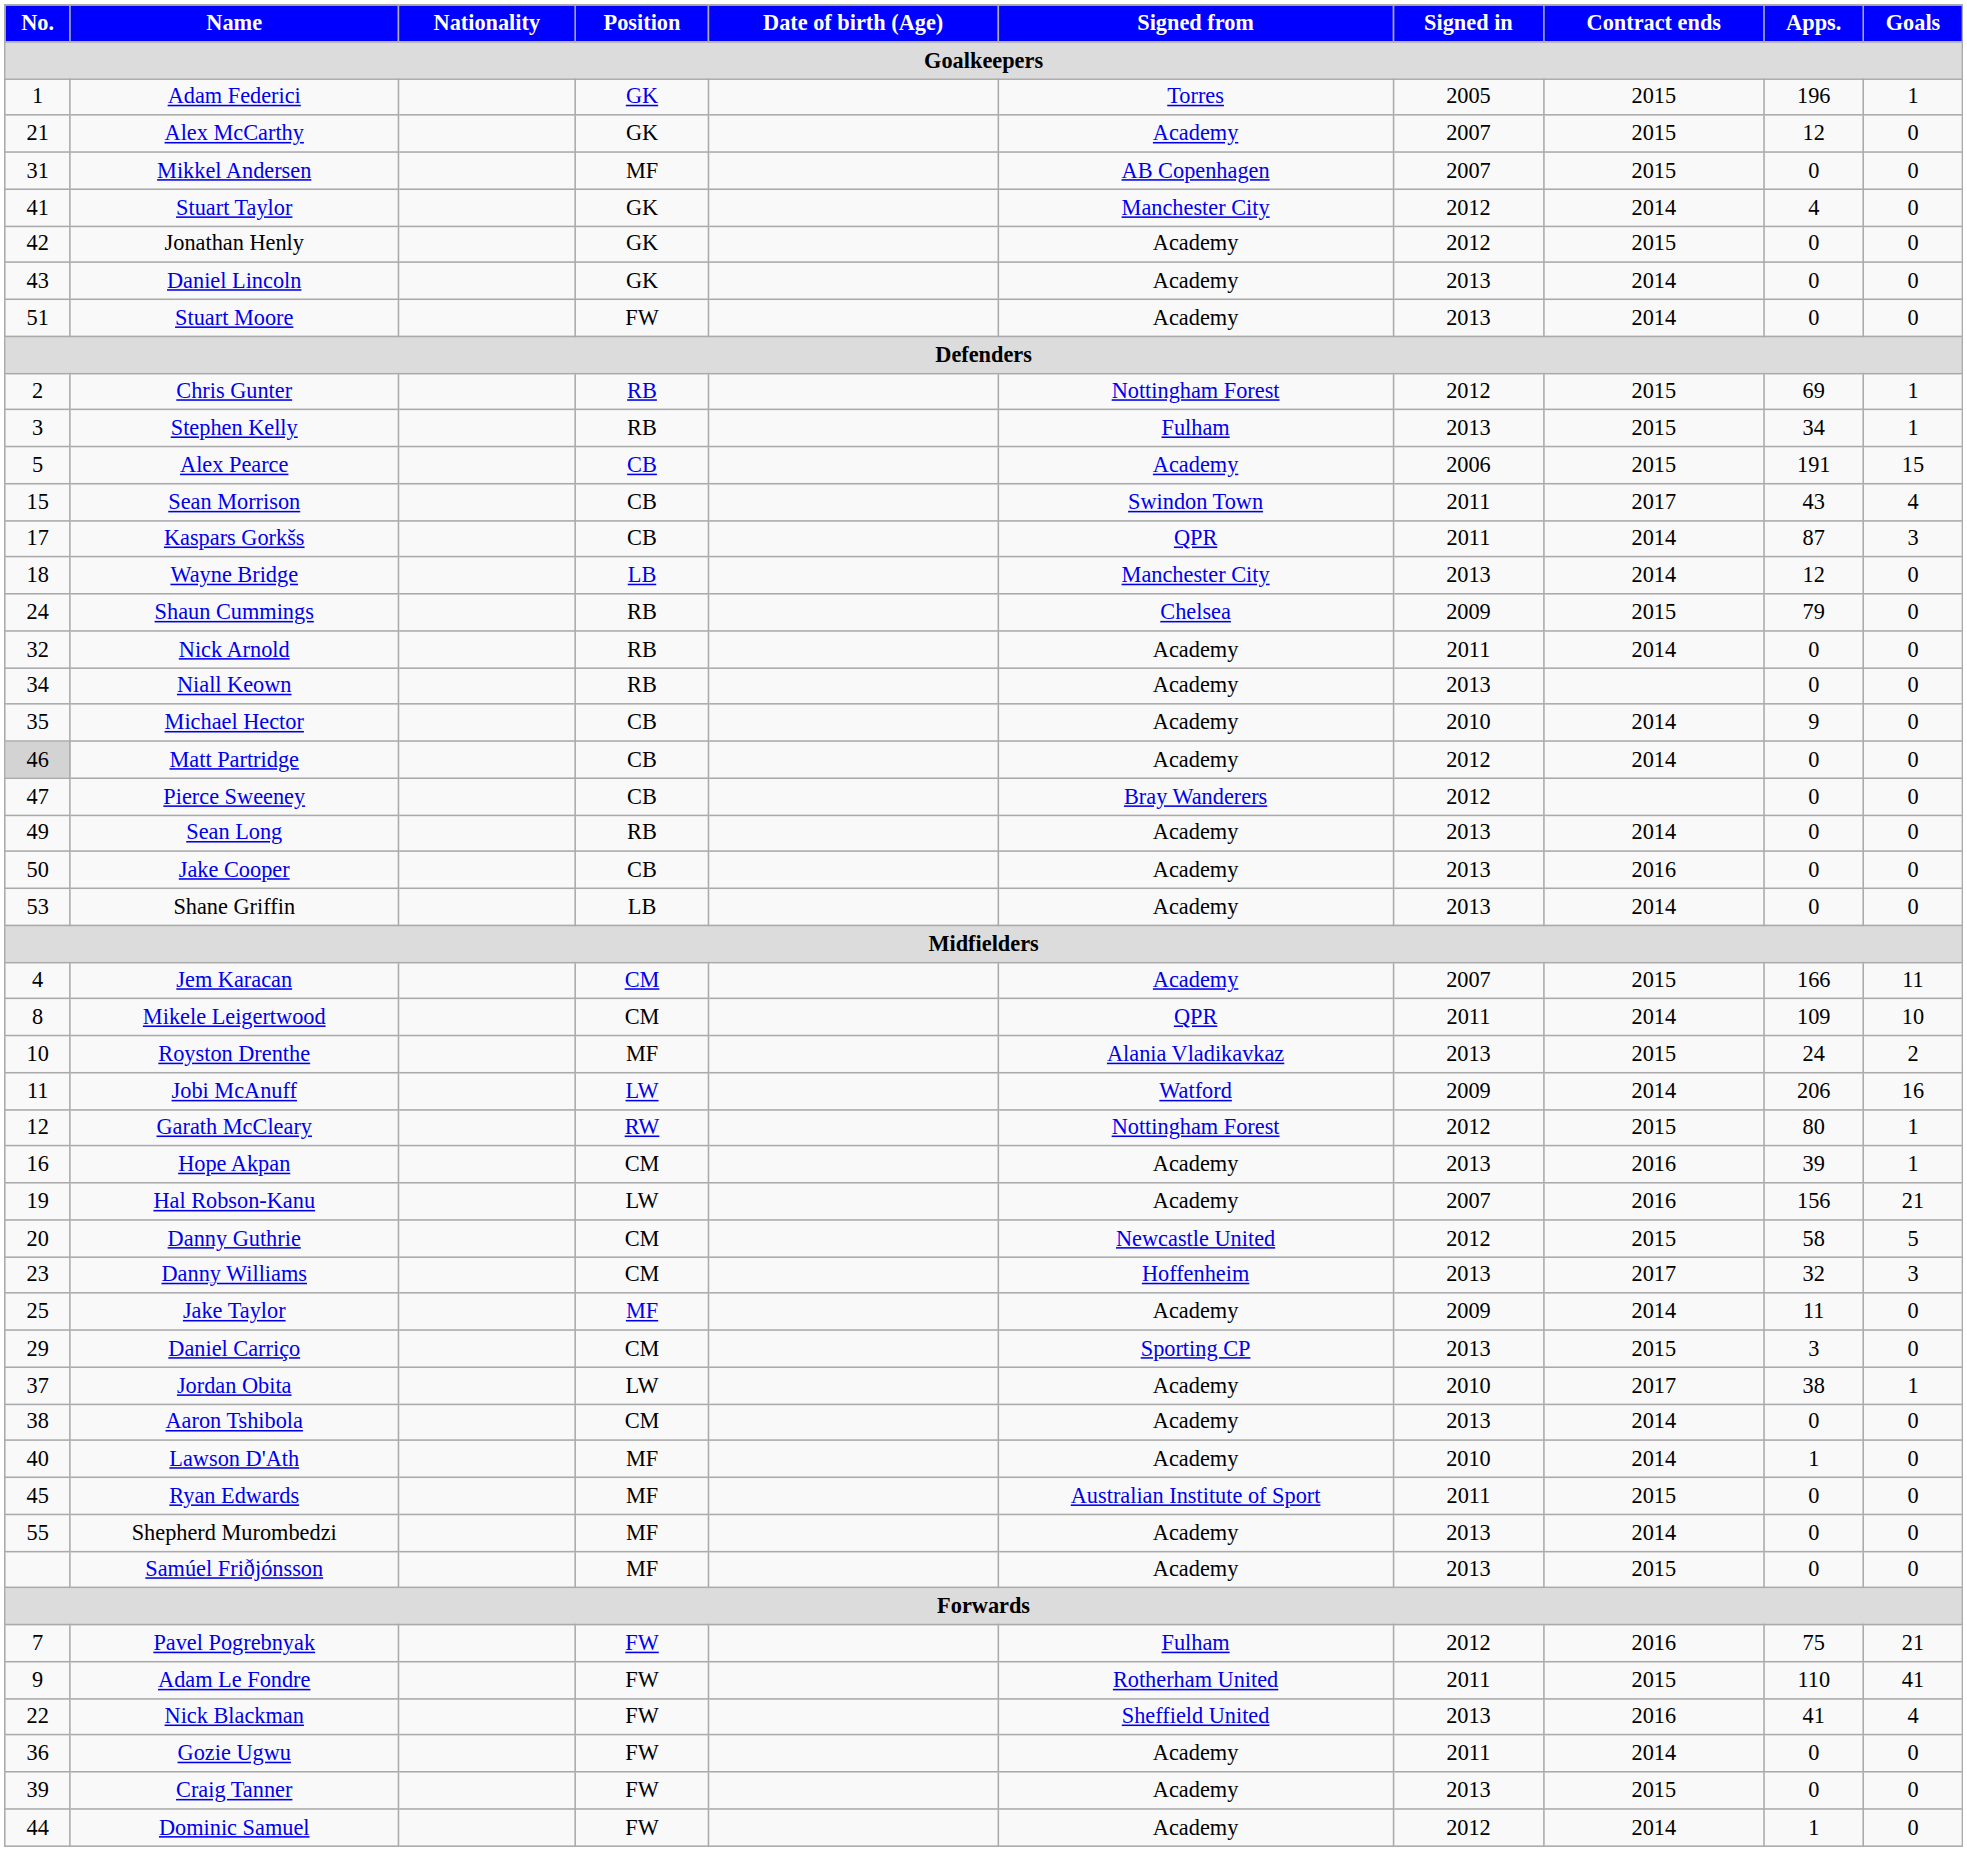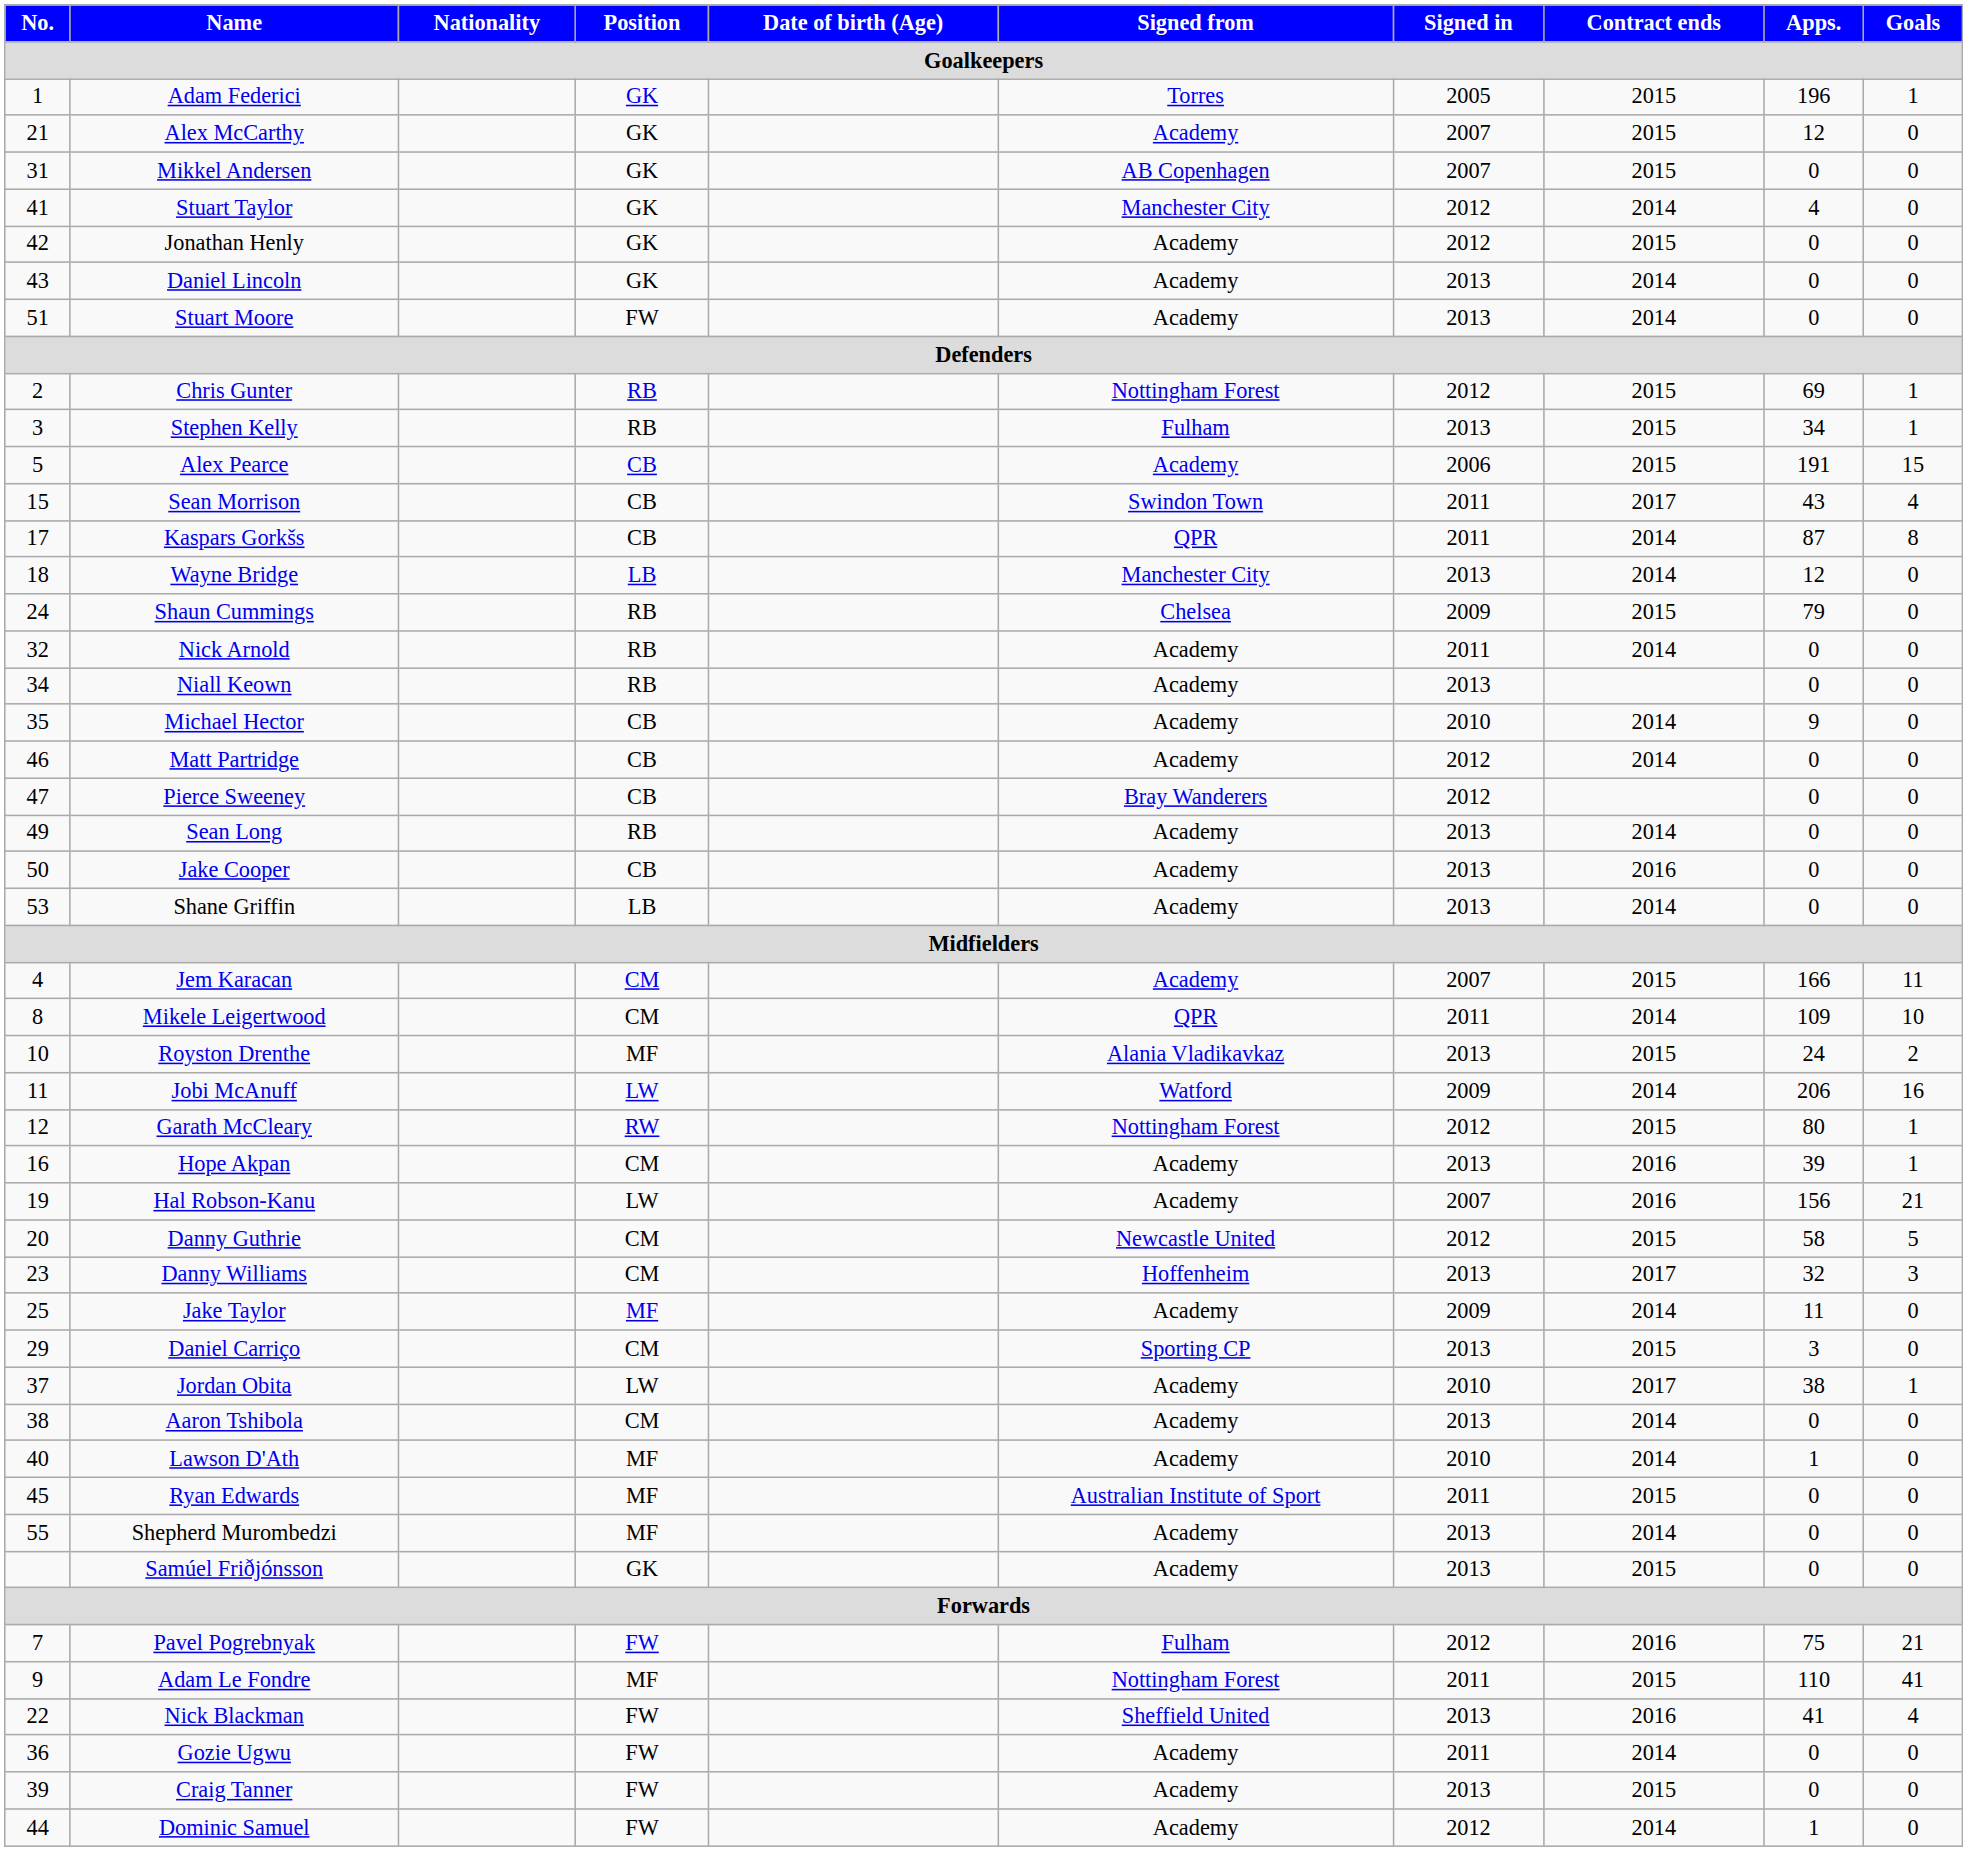(642, 170) MF -> (642, 170) GK
(1913, 538) 3 -> (1913, 538) 8
(38, 759) lightgrey background -> (38, 759) no background
(642, 1569) MF -> (642, 1569) GK
(642, 1679) FW -> (642, 1679) MF
(1196, 1679) Rotherham United -> (1196, 1679) Nottingham Forest
